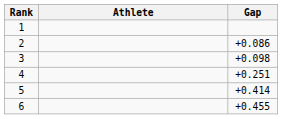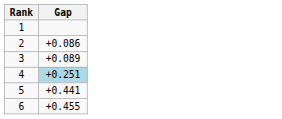- column: (133, 12)
(253, 59) +0.098 -> (63, 59) +0.089
(253, 75) no background -> (63, 75) lightblue background
(253, 91) +0.414 -> (63, 91) +0.441
